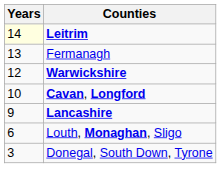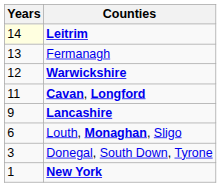(14, 93) 10 -> (14, 93) 11
+ row: (74, 172)
